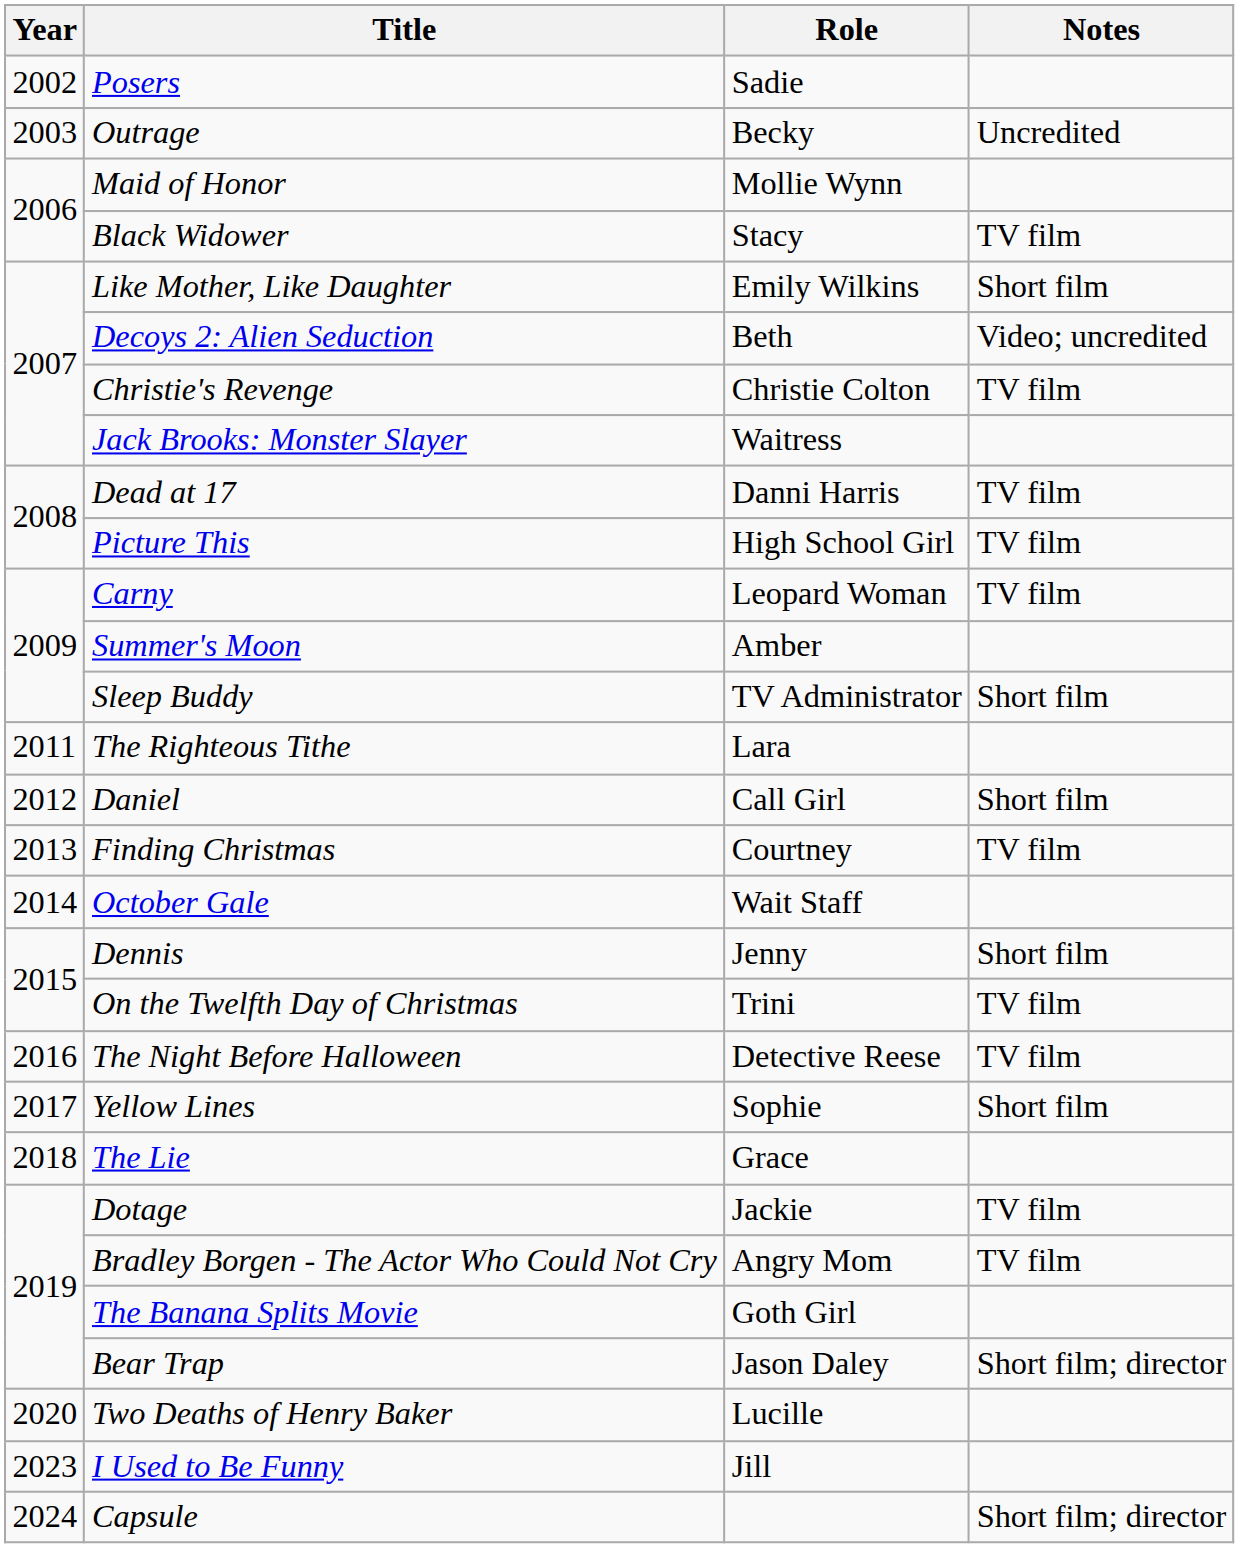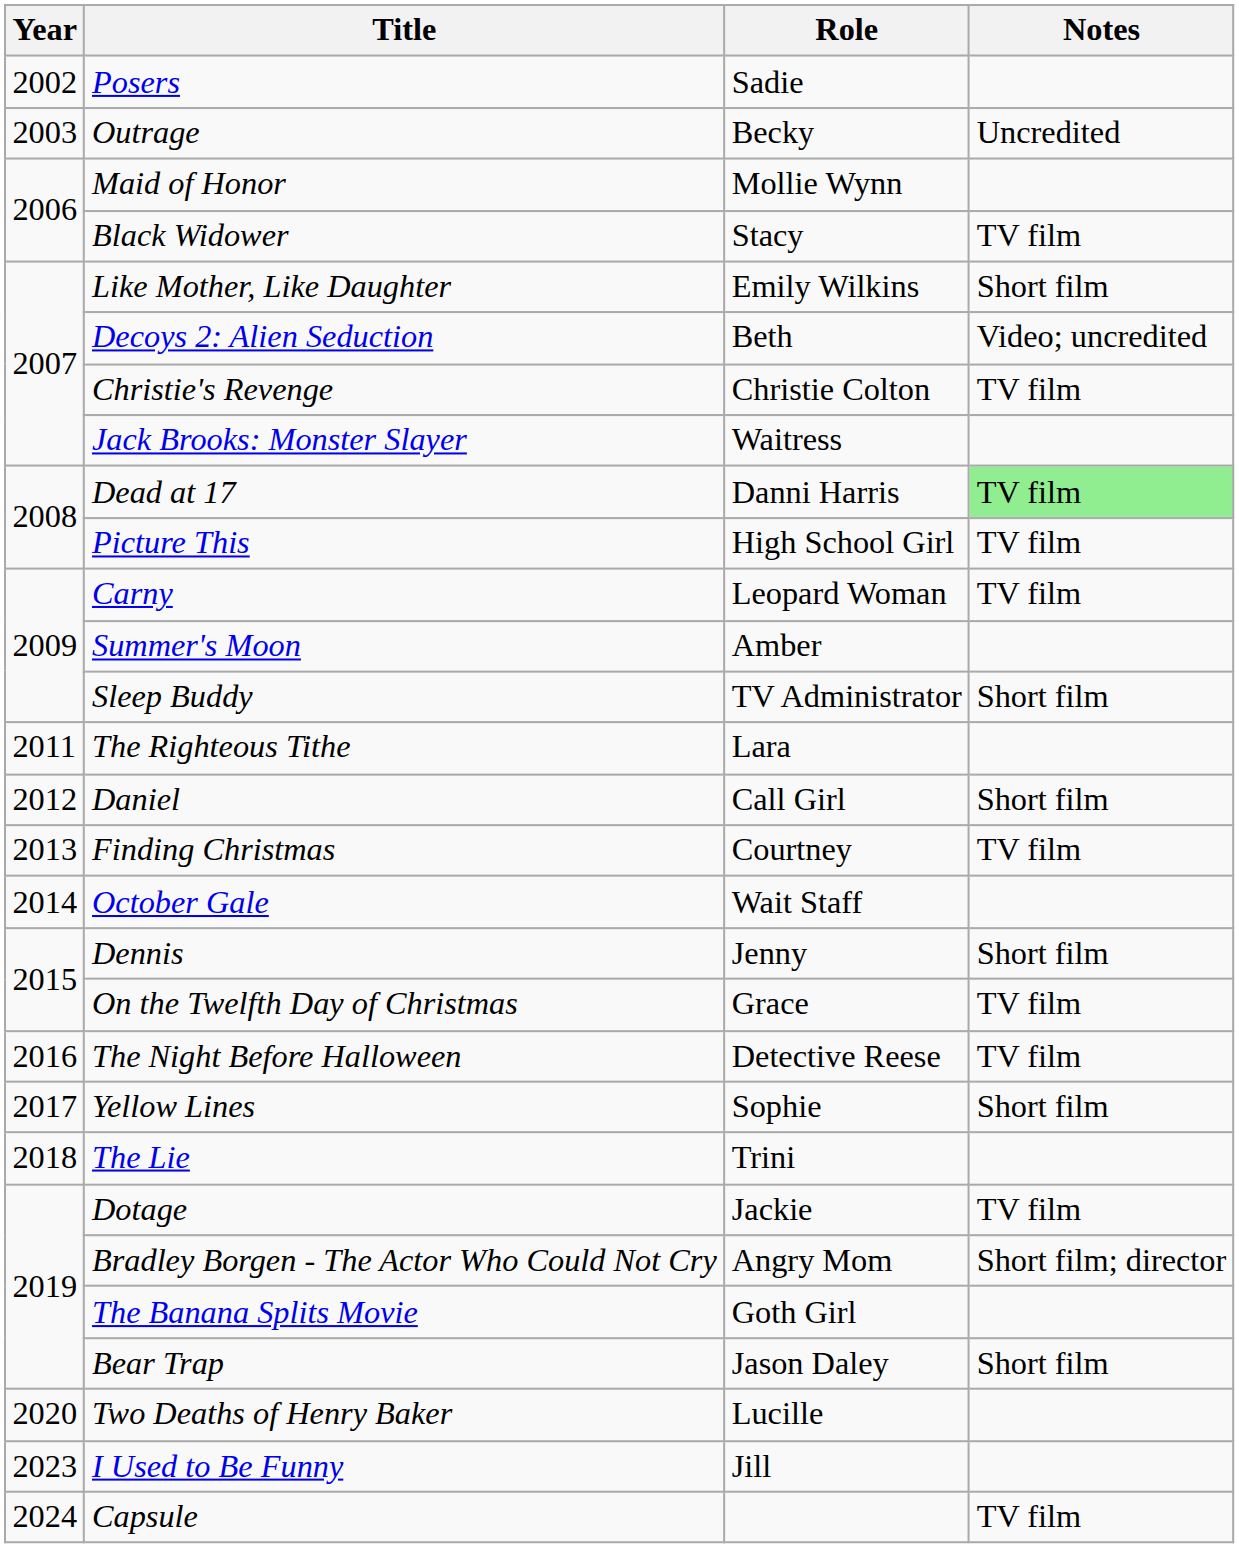(1029, 491) no background -> (1029, 491) lightgreen background
(763, 1004) Trini -> (770, 1004) Grace
(770, 1157) Grace -> (763, 1157) Trini
(1029, 1260) TV film -> (1101, 1260) Short film; director
(1101, 1362) Short film; director -> (1043, 1362) Short film
(1101, 1516) Short film; director -> (1029, 1516) TV film
